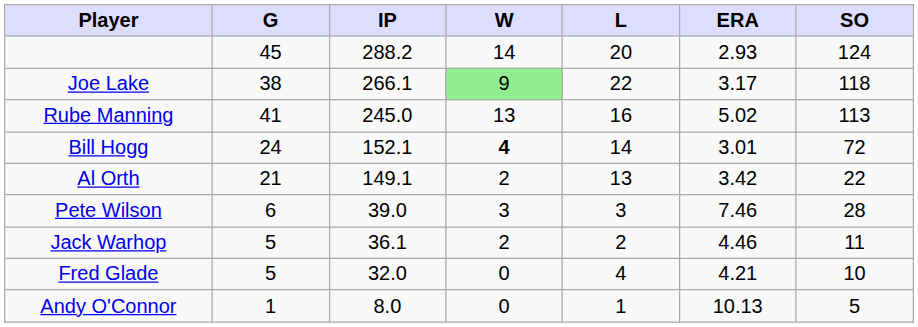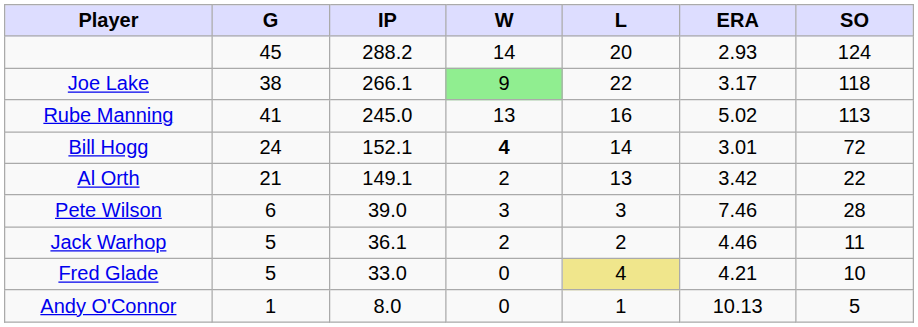(387, 274) 32.0 -> (387, 274) 33.0
(621, 274) no background -> (621, 274) khaki background
